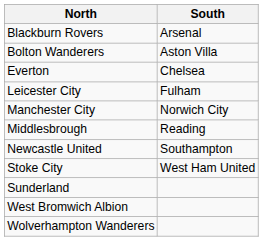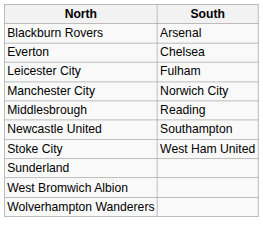- row: (56, 52)
